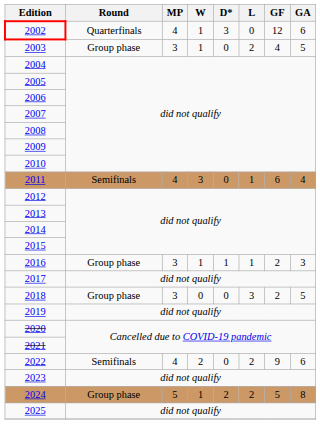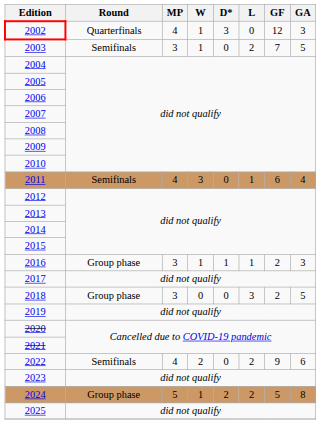(303, 30) 6 -> (303, 30) 3
(114, 48) Group phase -> (114, 48) Semifinals
(277, 48) 4 -> (277, 48) 7
